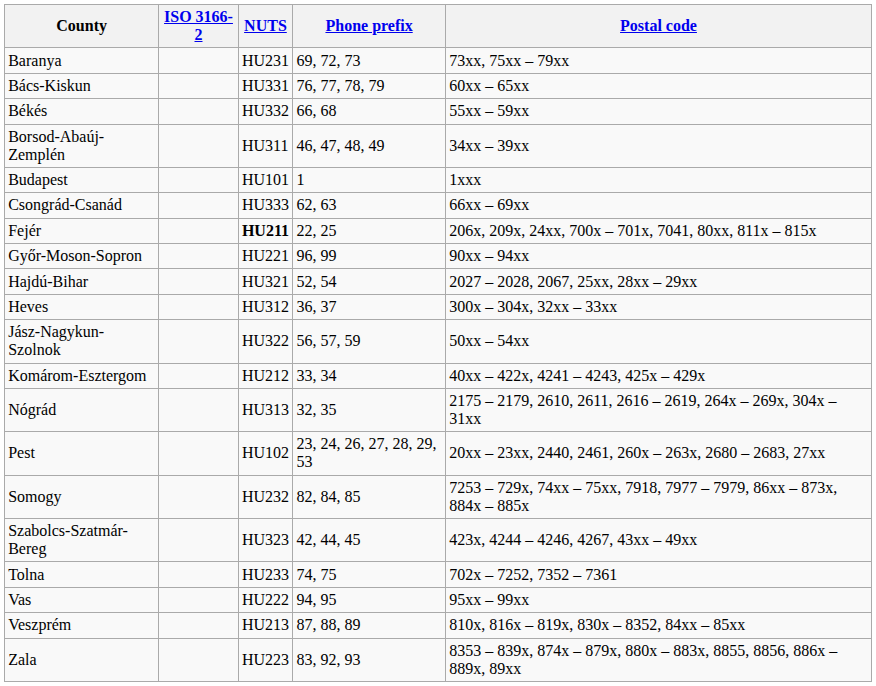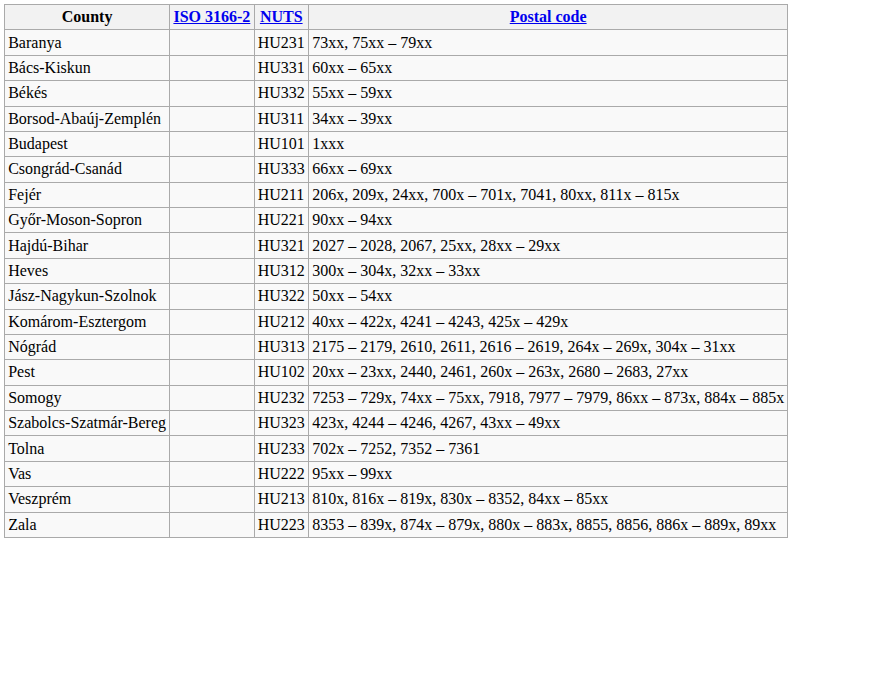- column: (369, 26)
(265, 230) bold -> (281, 194) normal
